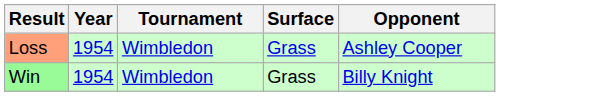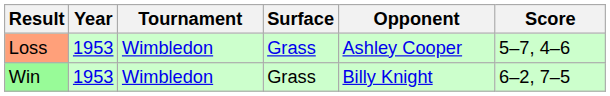+ column: (550, 18)
(93, 47) 1954 -> (93, 47) 1953
(93, 76) 1954 -> (93, 76) 1953
